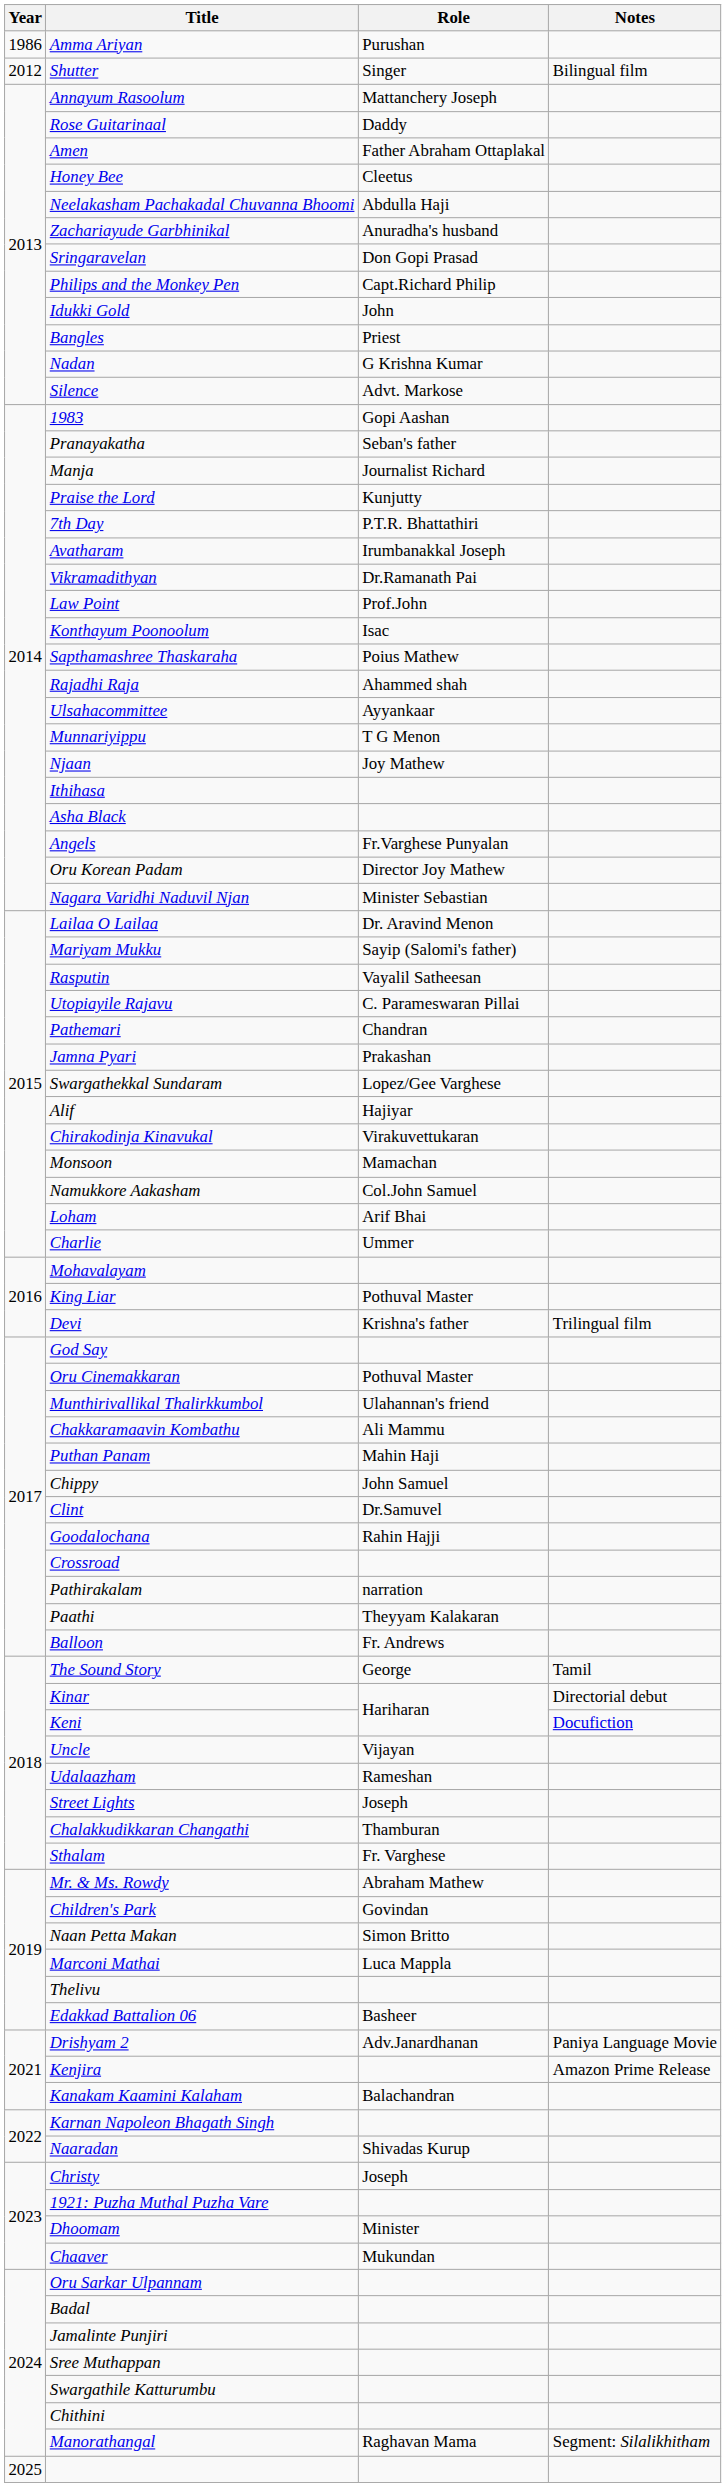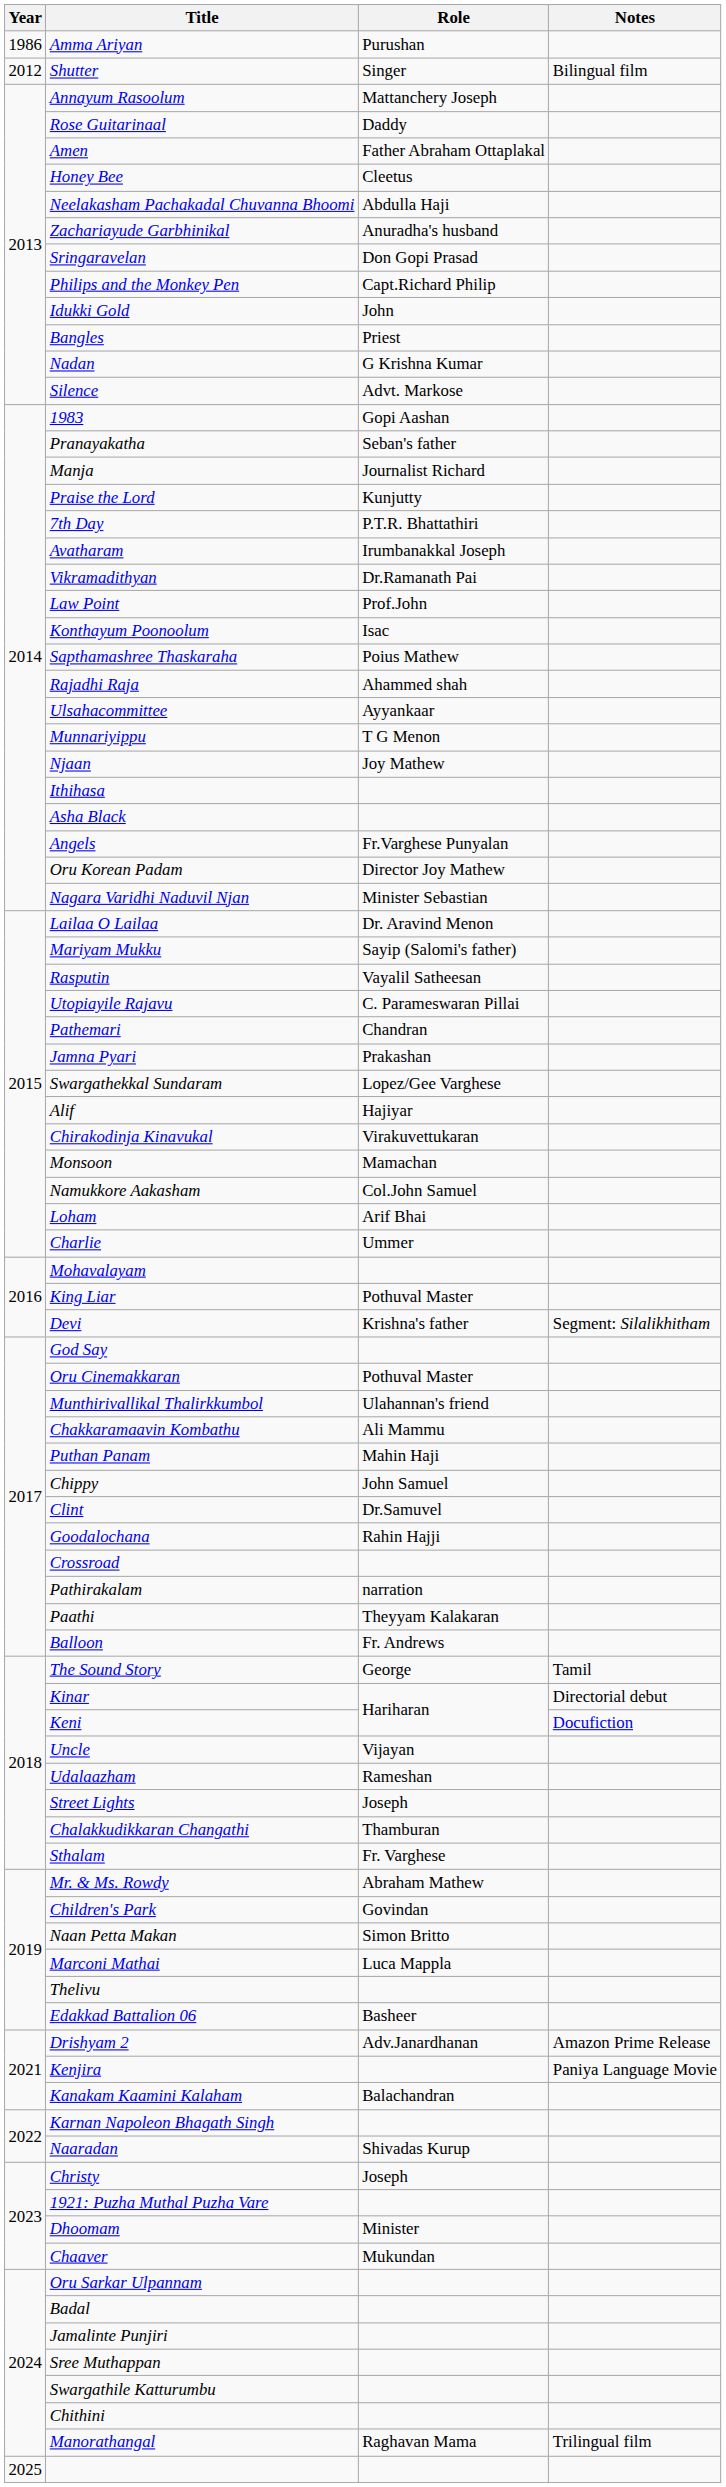(602, 1323) Trilingual film -> (631, 1323) Segment: Silalikhitham
(635, 2042) Paniya Language Movie -> (632, 2042) Amazon Prime Release
(632, 2069) Amazon Prime Release -> (635, 2069) Paniya Language Movie
(631, 2442) Segment: Silalikhitham -> (602, 2442) Trilingual film
